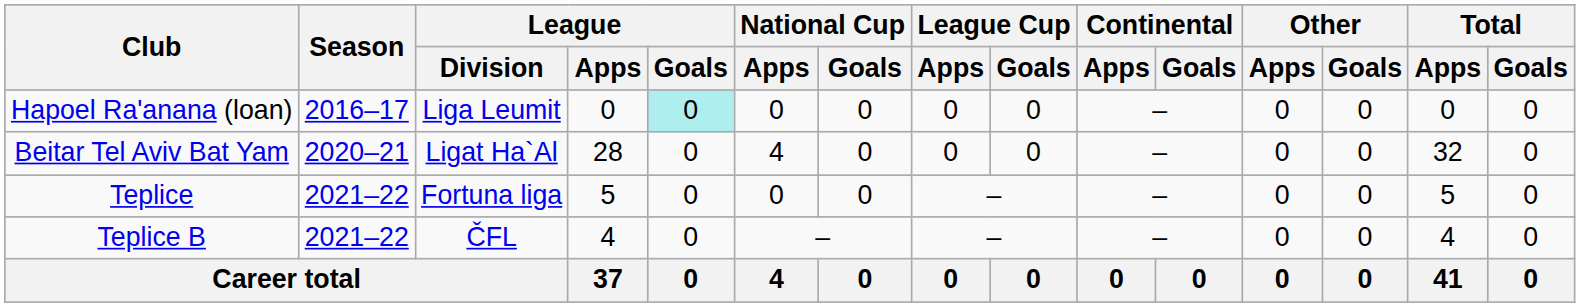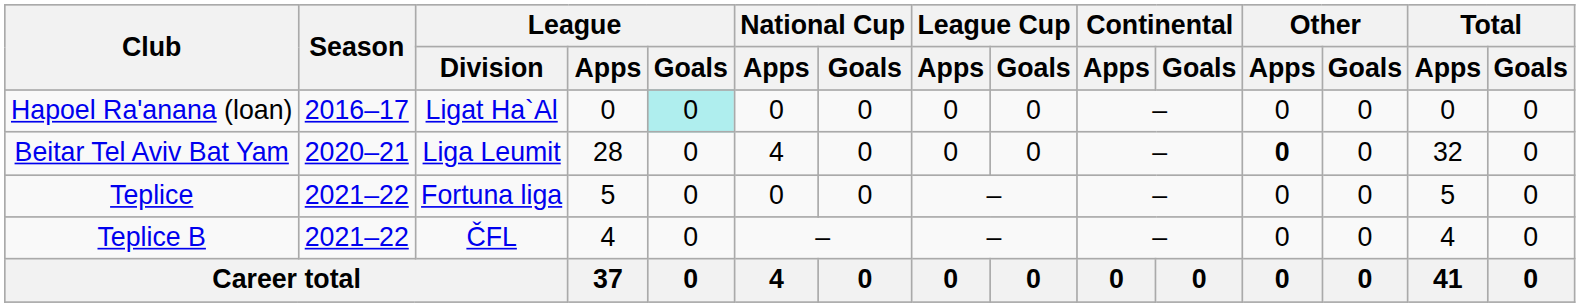(492, 110) Liga Leumit -> (492, 110) Ligat Ha`Al
(492, 152) Ligat Ha`Al -> (492, 152) Liga Leumit
(1282, 152) normal -> (1282, 152) bold
